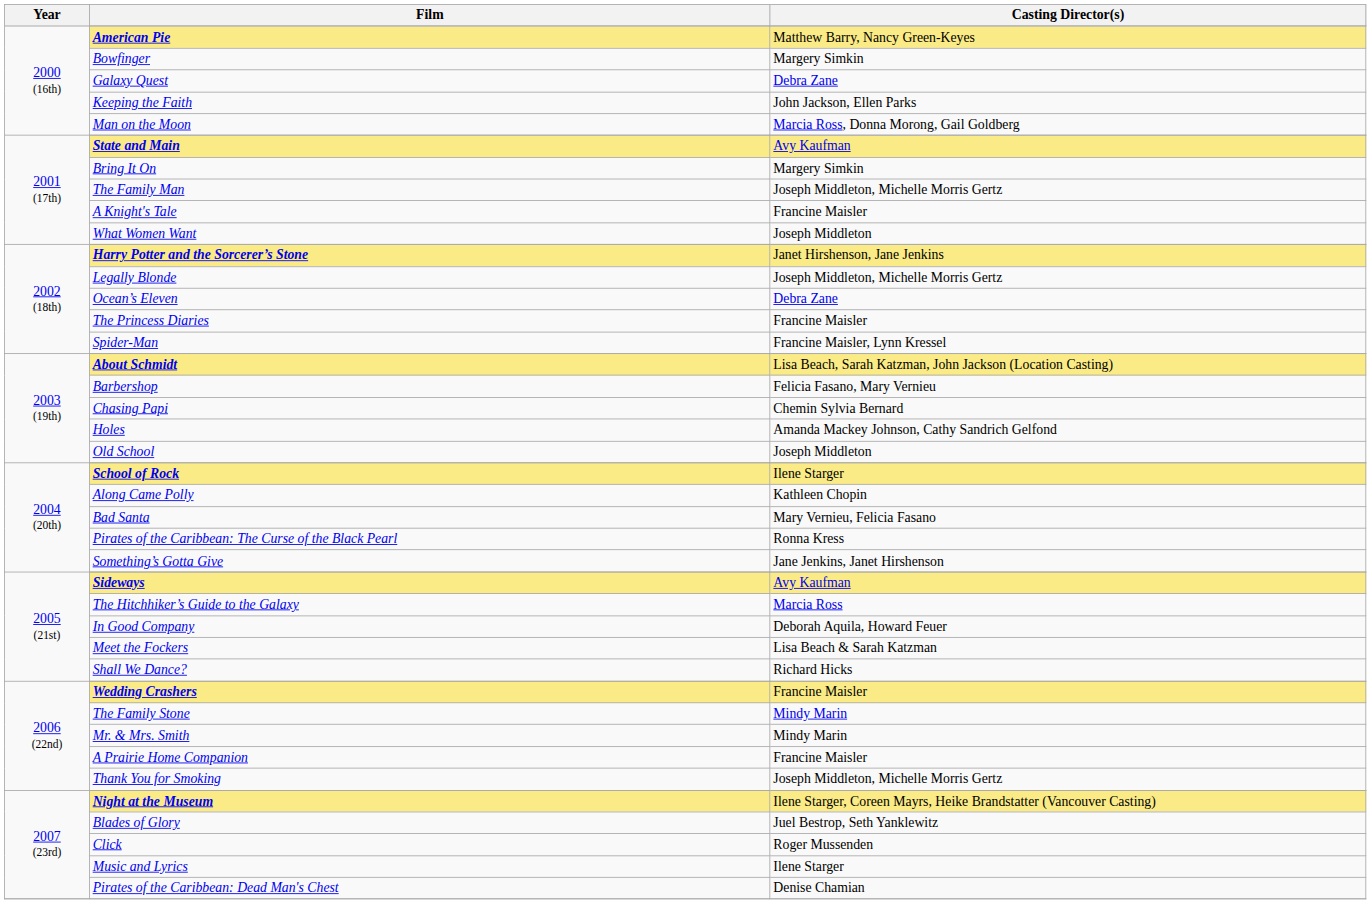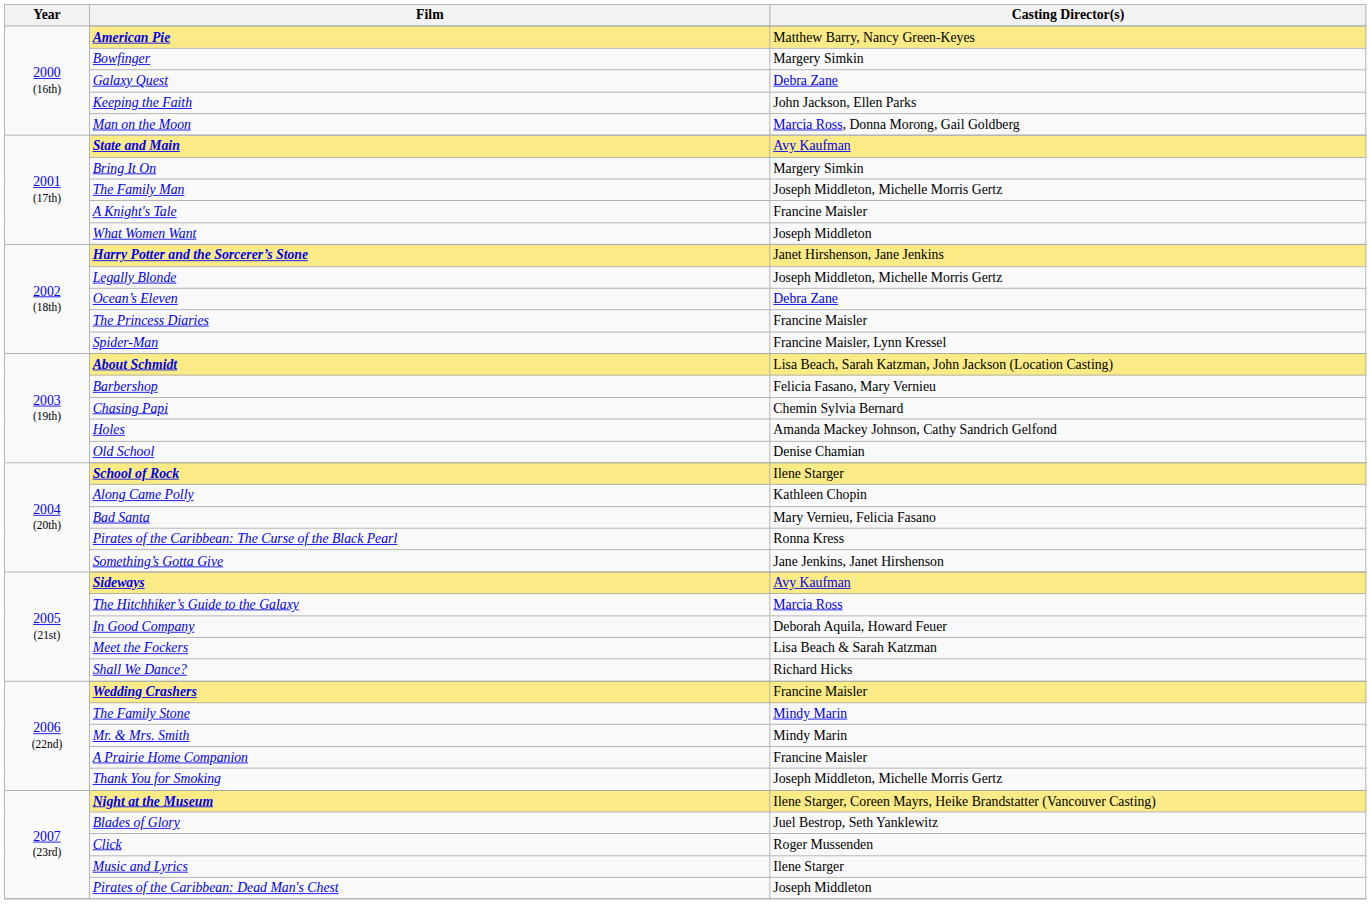(822, 451) Joseph Middleton -> (819, 451) Denise Chamian
(819, 888) Denise Chamian -> (822, 888) Joseph Middleton
